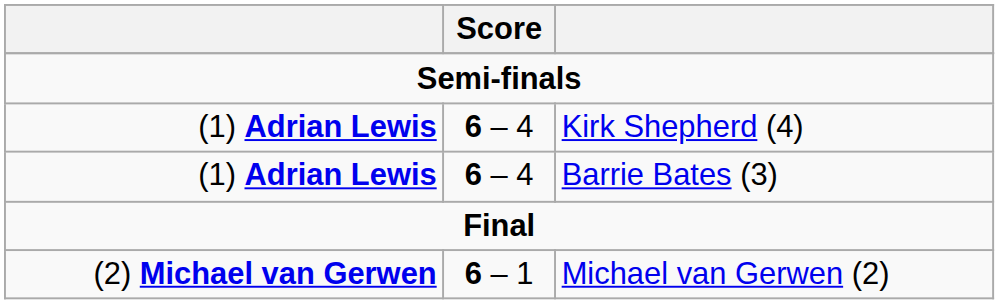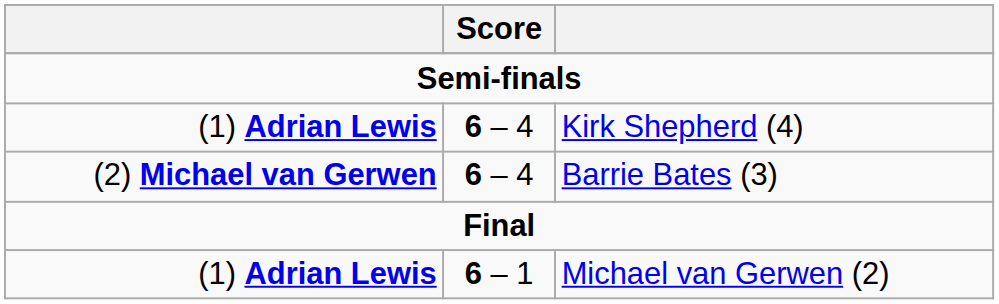(317, 175) (1) Adrian Lewis -> (265, 175) (2) Michael van Gerwen
(265, 273) (2) Michael van Gerwen -> (317, 273) (1) Adrian Lewis
